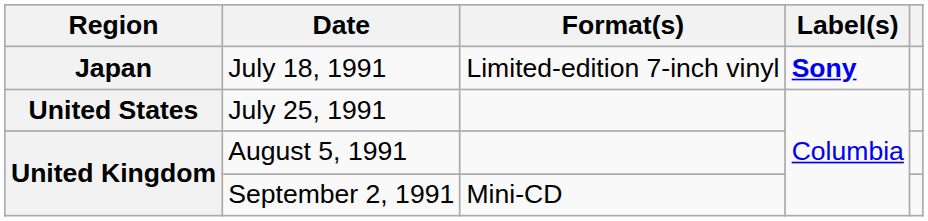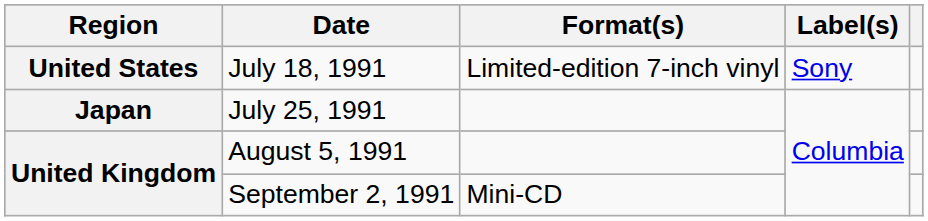(113, 67) Japan -> (113, 67) United States
(824, 67) bold -> (822, 67) normal
(113, 109) United States -> (113, 109) Japan
